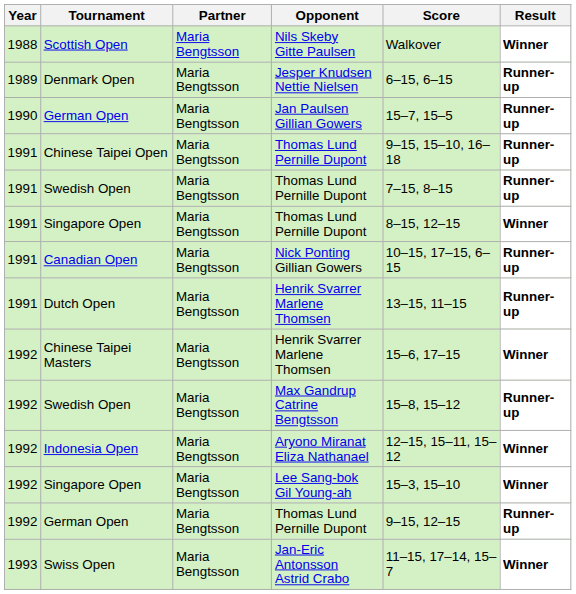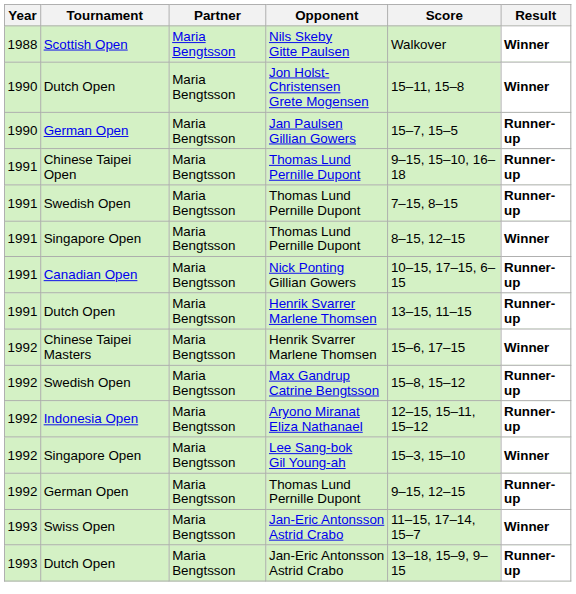- row: (89, 80)
+ row: (79, 88)
(526, 449) Winner -> (530, 419) Runner-up
+ row: (79, 563)
